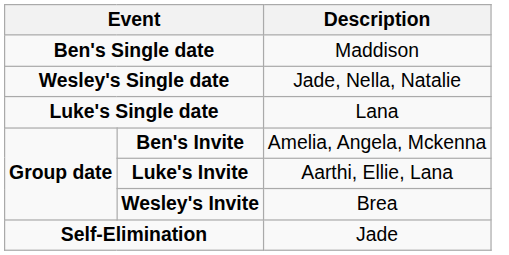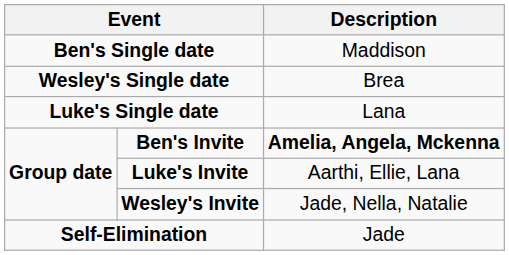(377, 81) Jade, Nella, Natalie -> (384, 81) Brea
(377, 142) normal -> (384, 142) bold
(377, 204) Brea -> (384, 204) Jade, Nella, Natalie
